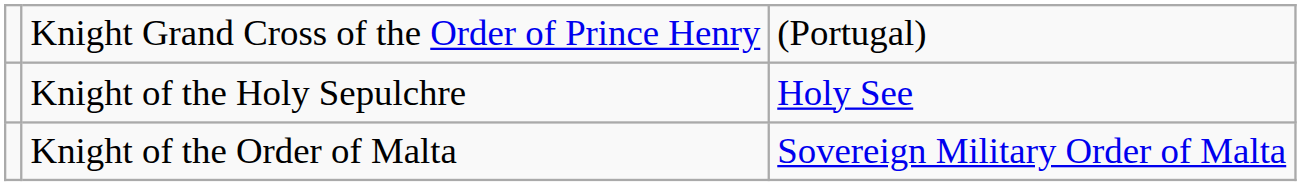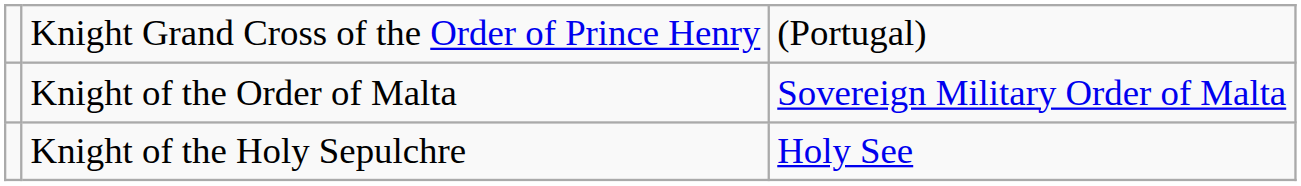rows swapped: (244, 150) <-> (248, 92)
